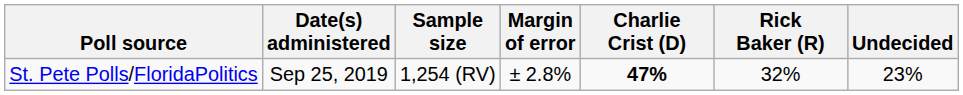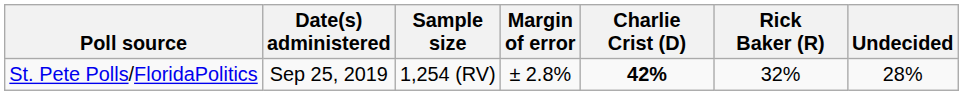(647, 74) 47% -> (647, 74) 42%
(903, 74) 23% -> (903, 74) 28%
